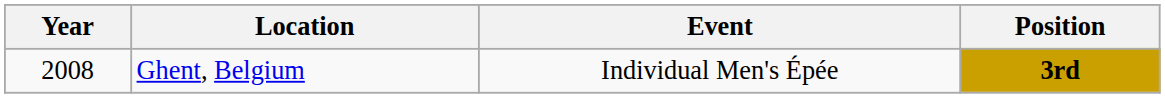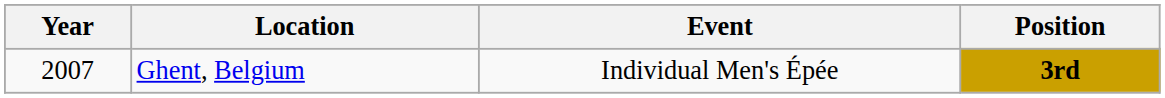(68, 70) 2008 -> (68, 70) 2007
